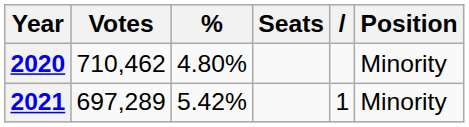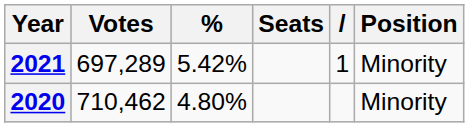rows swapped: (38, 63) <-> (38, 102)
